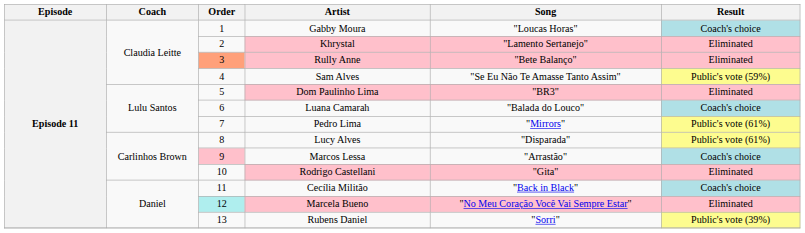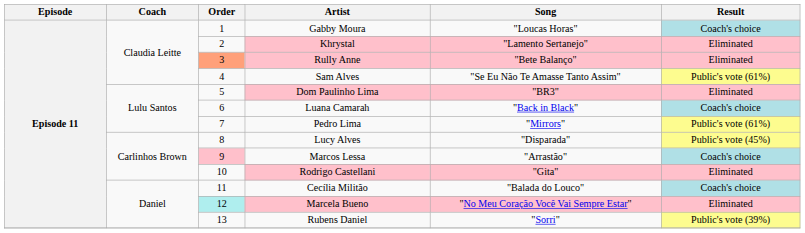(731, 76) Public's vote (59%) -> (731, 76) Public's vote (61%)
(546, 108) "Balada do Louco" -> (546, 108) "Back in Black"
(731, 140) Public's vote (61%) -> (731, 140) Public's vote (45%)
(546, 188) "Back in Black" -> (546, 188) "Balada do Louco"
